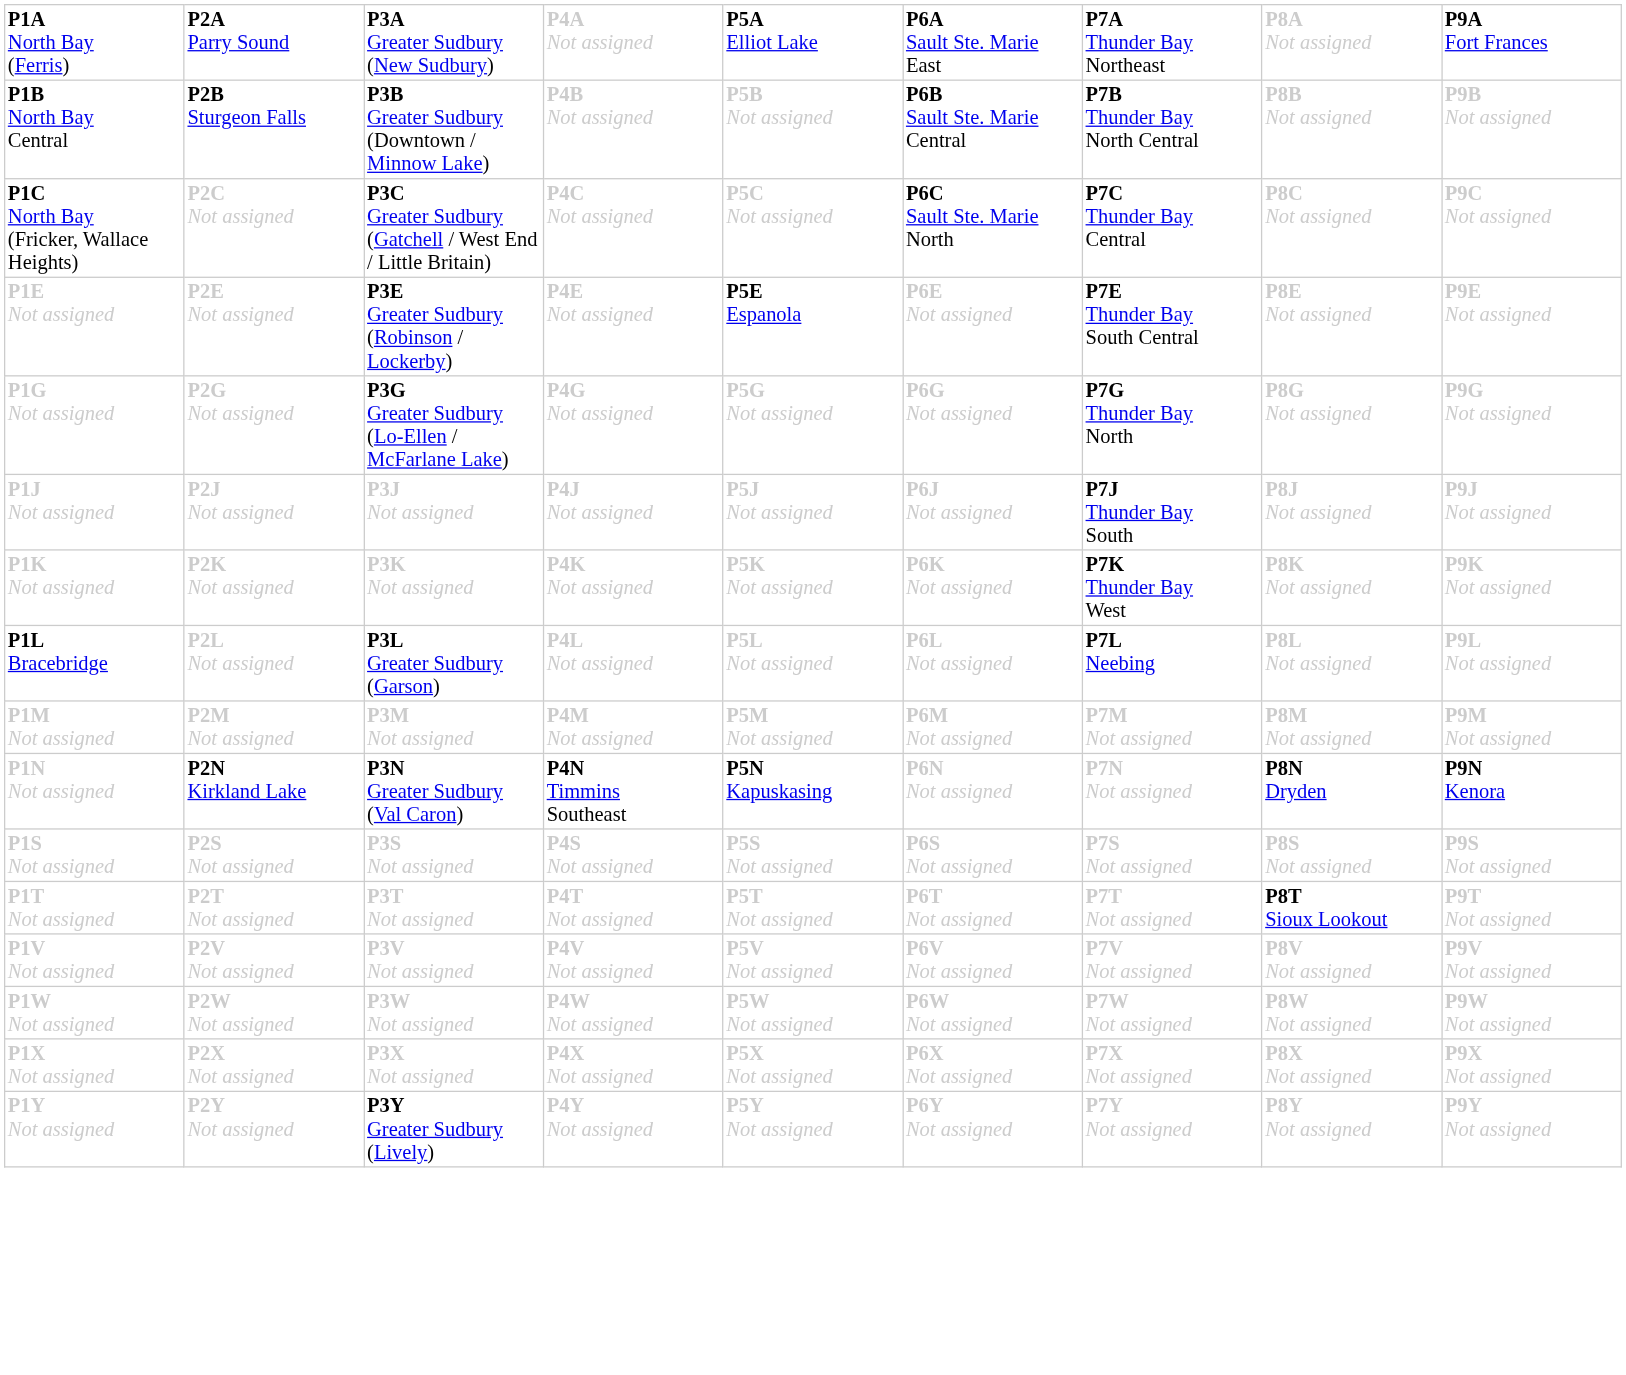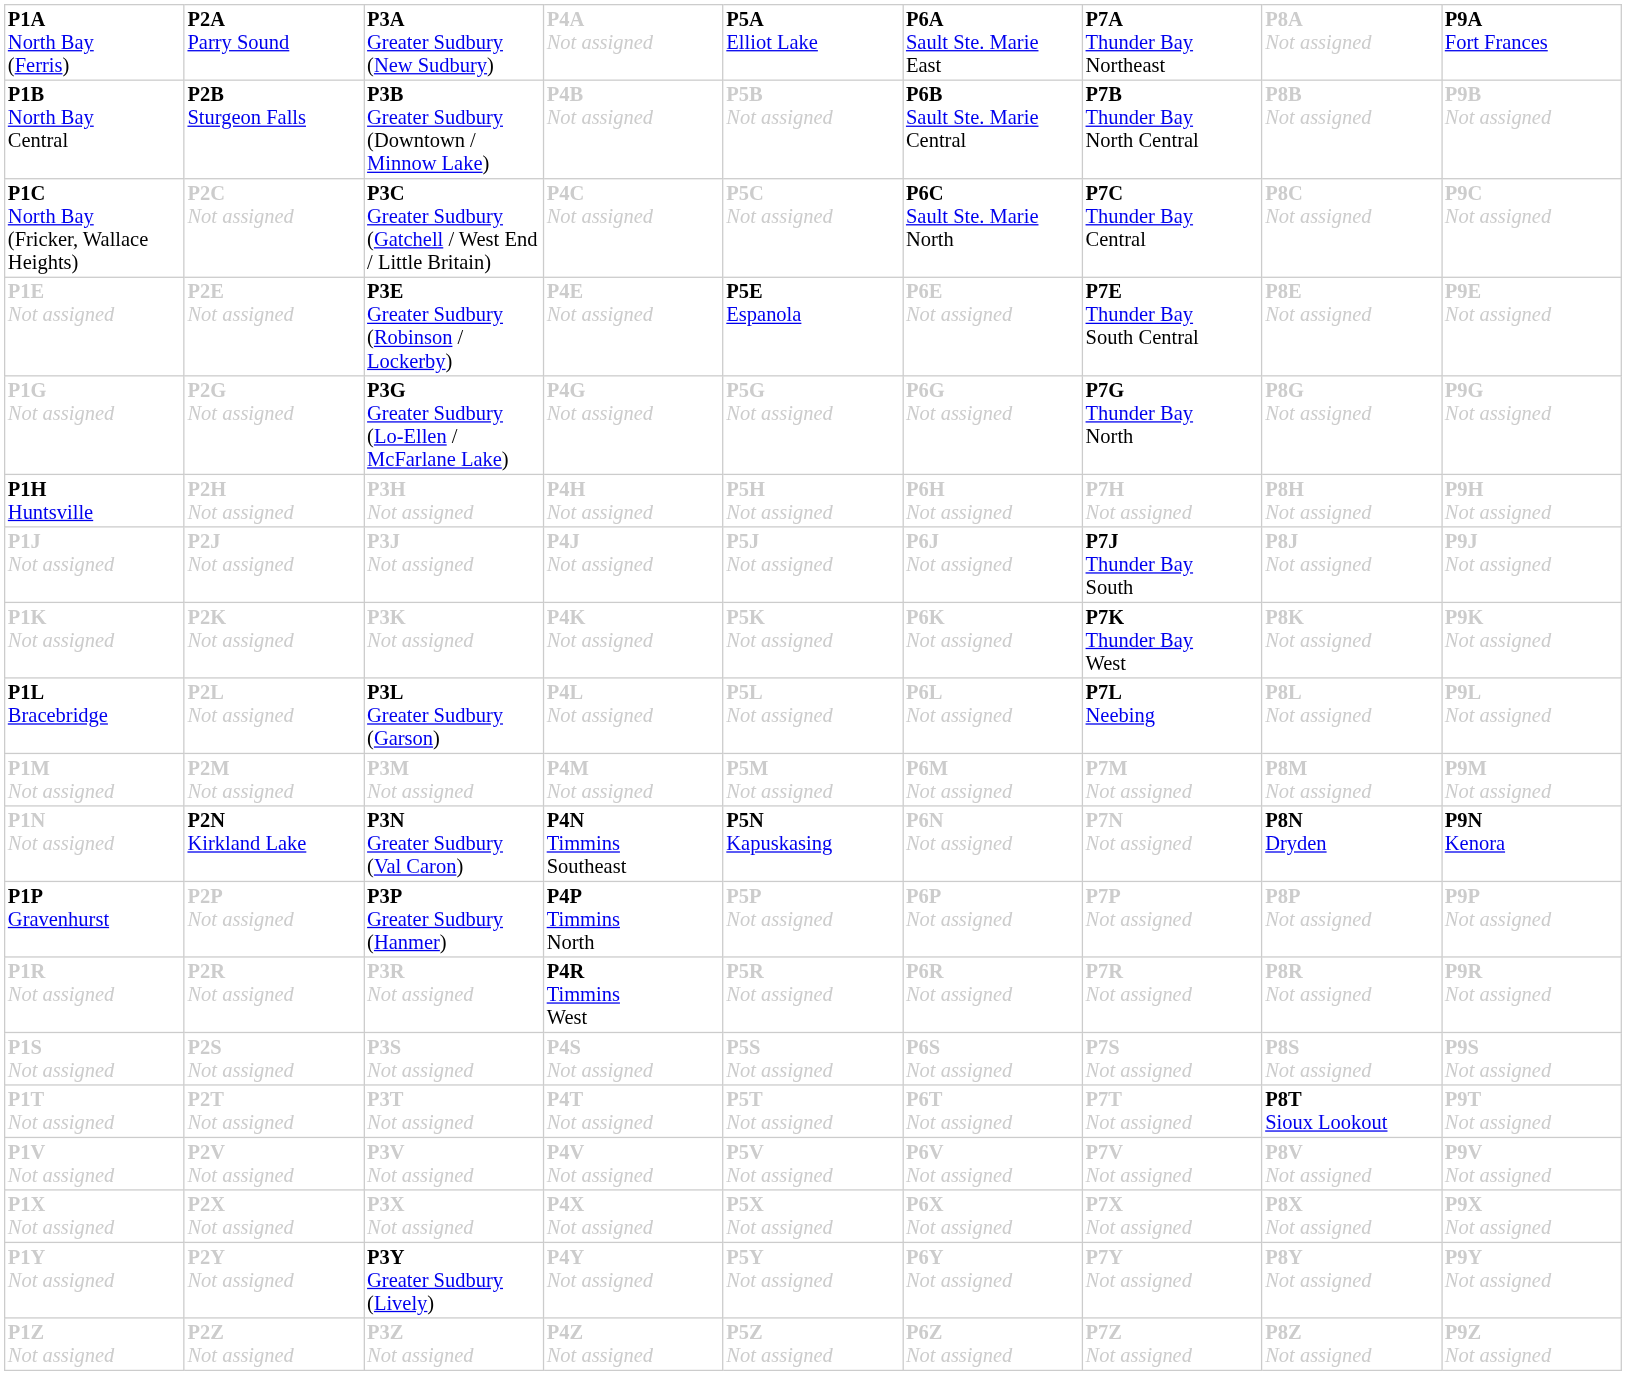+ row: (51, 500)
+ row: (58, 907)
+ row: (61, 983)
- row: (61, 1012)
+ row: (61, 1344)
